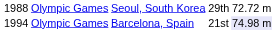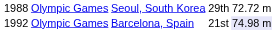(16, 23) 1994 -> (16, 23) 1992
